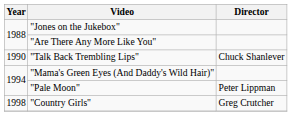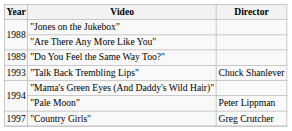+ row: (98, 57)
(16, 57) 1990 -> (16, 73) 1993
(16, 103) 1998 -> (16, 118) 1997
